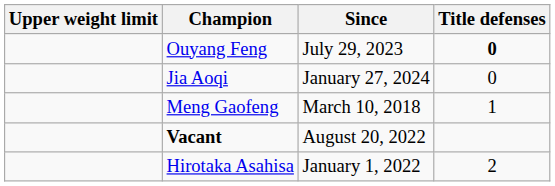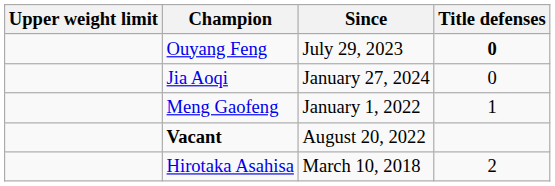(361, 107) March 10, 2018 -> (361, 107) January 1, 2022
(361, 166) January 1, 2022 -> (361, 166) March 10, 2018
